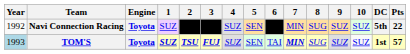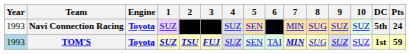(16, 26) 1992 -> (16, 26) 1993
(398, 26) 22 -> (398, 26) 24
(398, 41) 57 -> (398, 41) 59
